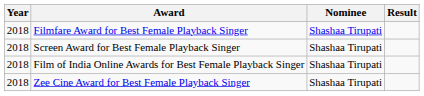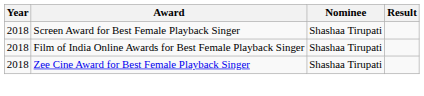- row: (141, 30)
